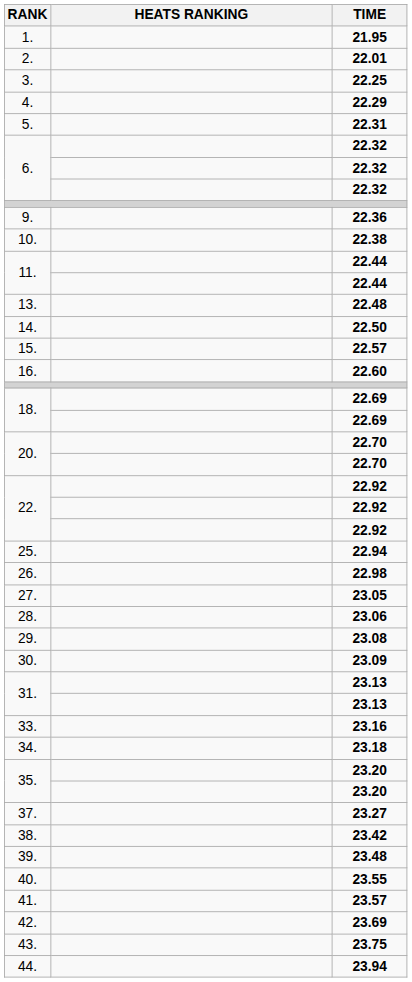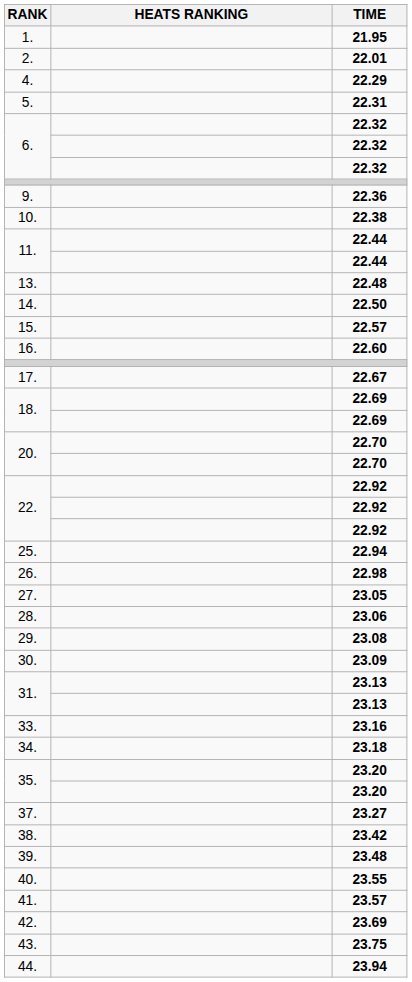- row: (27, 80)
+ row: (27, 377)
